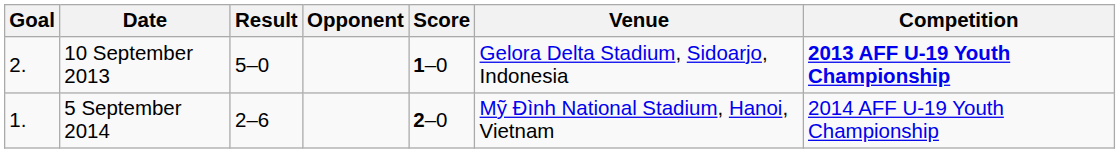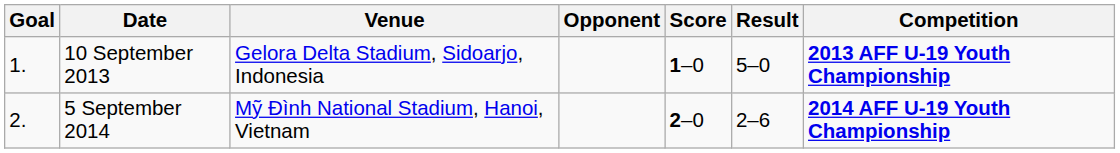columns swapped: (639, 20) <-> (266, 20)
(18, 64) 2. -> (18, 64) 1.
(18, 120) 1. -> (18, 120) 2.
(906, 120) normal -> (909, 120) bold
